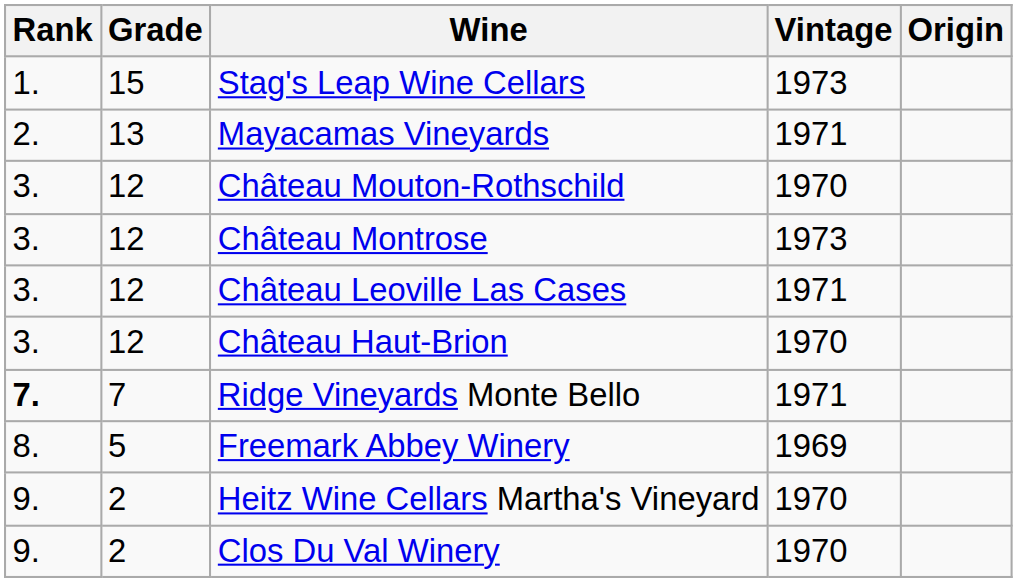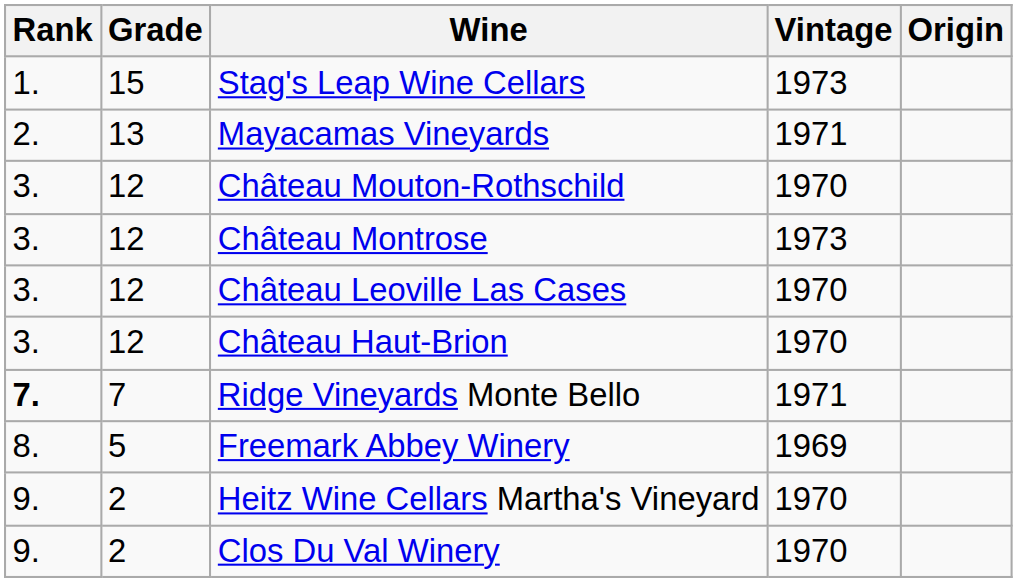(811, 290) 1971 -> (811, 290) 1970
